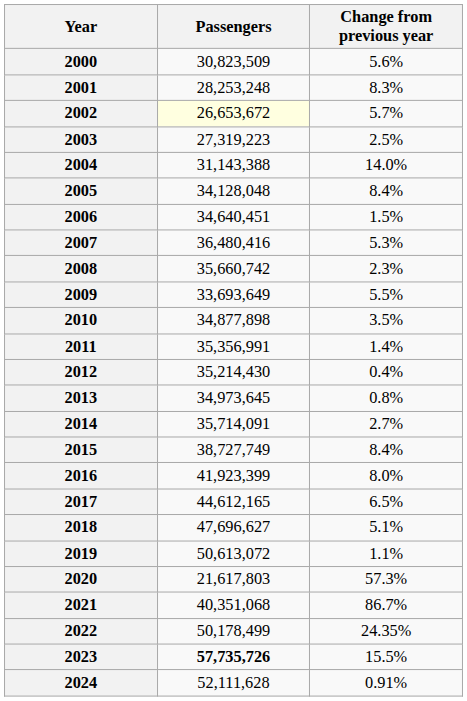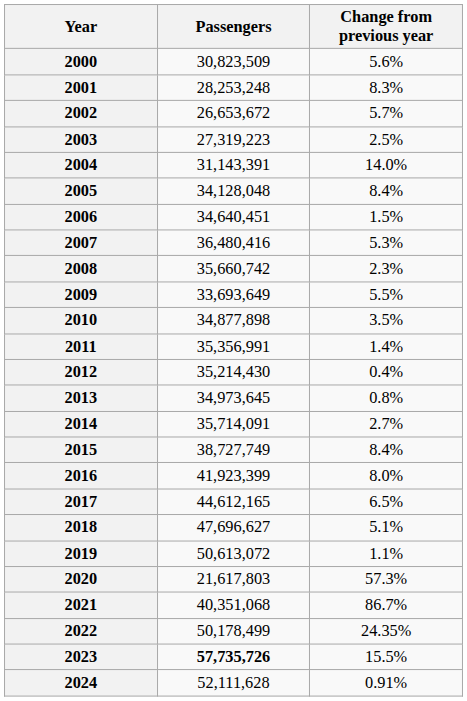(233, 113) lightyellow background -> (233, 113) no background
(233, 165) 31,143,388 -> (233, 165) 31,143,391
